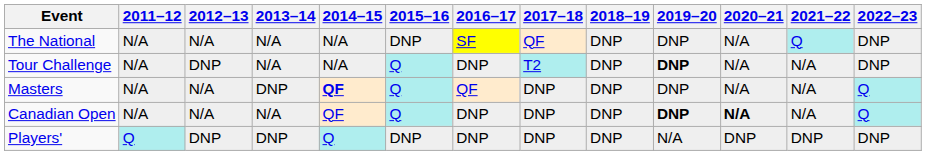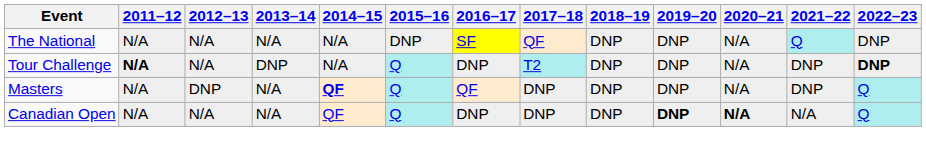(136, 65) normal -> (136, 65) bold
(205, 65) DNP -> (202, 65) N/A
(268, 65) N/A -> (272, 65) DNP
(673, 65) bold -> (673, 65) normal
(804, 65) N/A -> (807, 65) DNP
(874, 65) normal -> (874, 65) bold
(202, 89) N/A -> (205, 89) DNP
(272, 89) DNP -> (268, 89) N/A
(804, 89) N/A -> (807, 89) DNP
- row: (35, 138)
